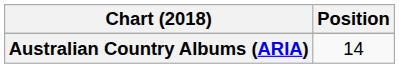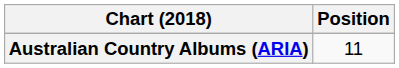(353, 48) 14 -> (353, 48) 11
